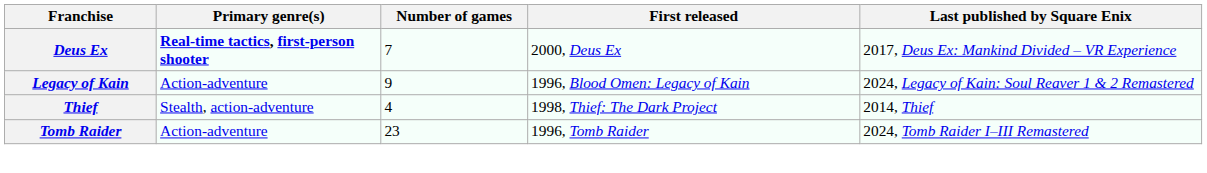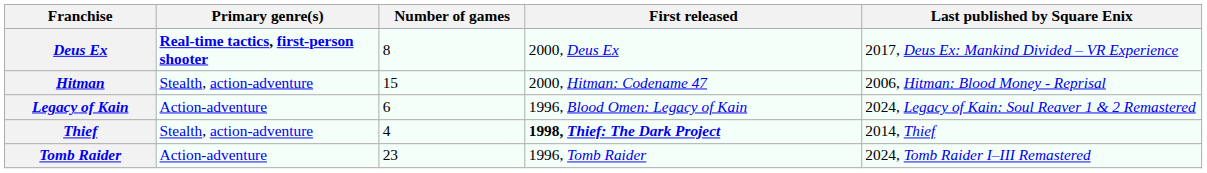(388, 49) 7 -> (386, 49) 8
+ row: (80, 82)
(388, 82) 9 -> (386, 107) 6
(624, 107) normal -> (624, 131) bold
